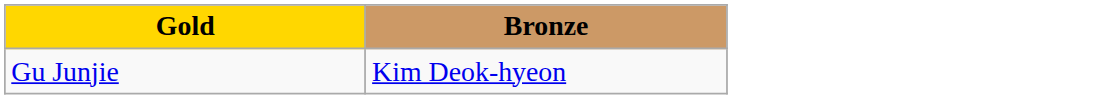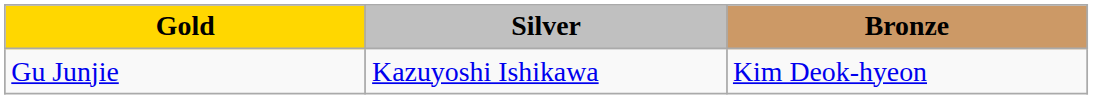+ column: (546, 26)
